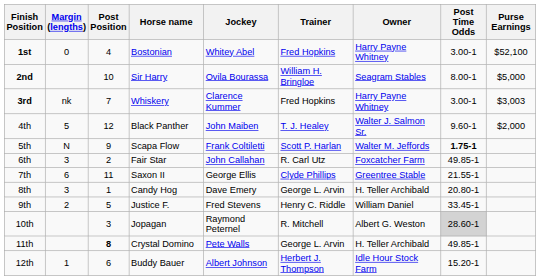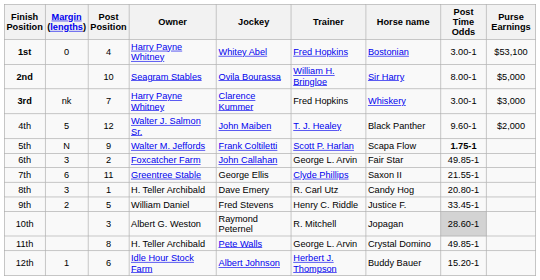columns swapped: (166, 22) <-> (397, 22)
(511, 52) $52,100 -> (511, 52) $53,100
(511, 102) $3,003 -> (511, 102) $3,000
(303, 161) R. Carl Utz -> (325, 161) George L. Arvin
(312, 190) George L. Arvin -> (316, 190) R. Carl Utz
(109, 244) bold -> (109, 244) normal
